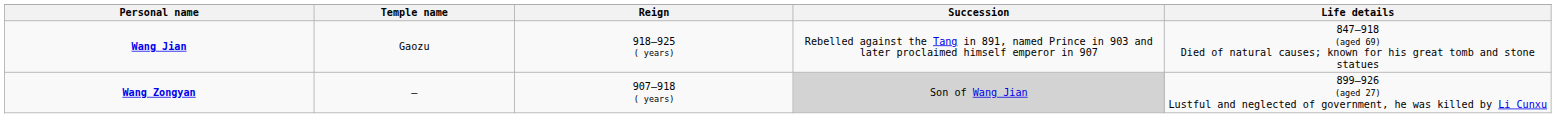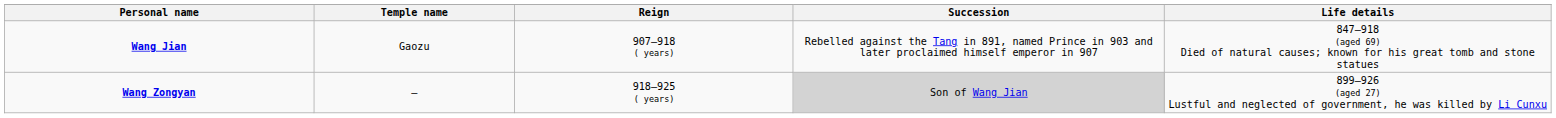(654, 47) 918–925 ( years) -> (654, 47) 907–918 ( years)
(654, 93) 907–918 ( years) -> (654, 93) 918–925 ( years)
